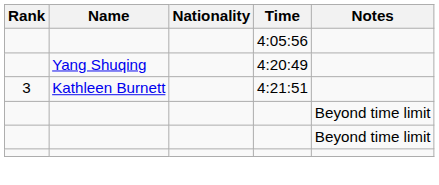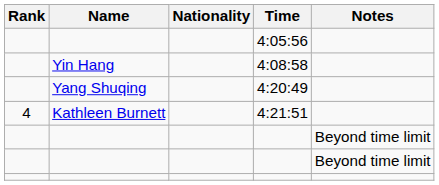+ row: (83, 64)
(27, 88) 3 -> (27, 112) 4
